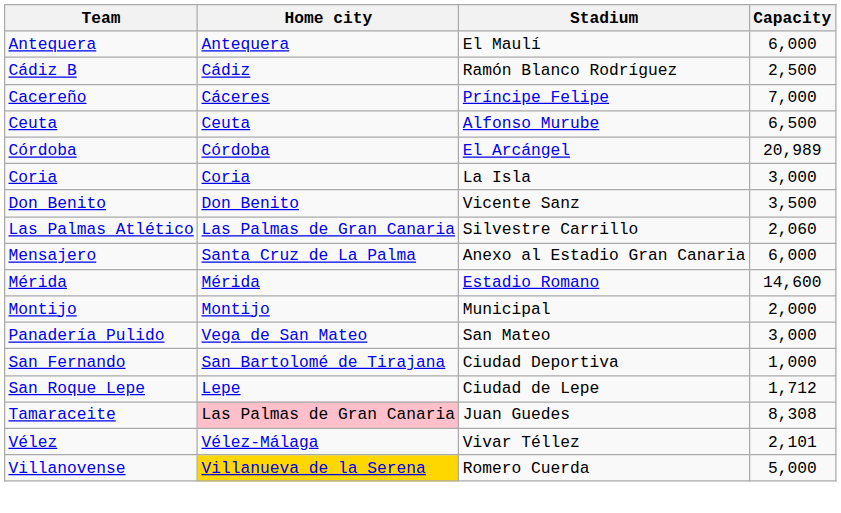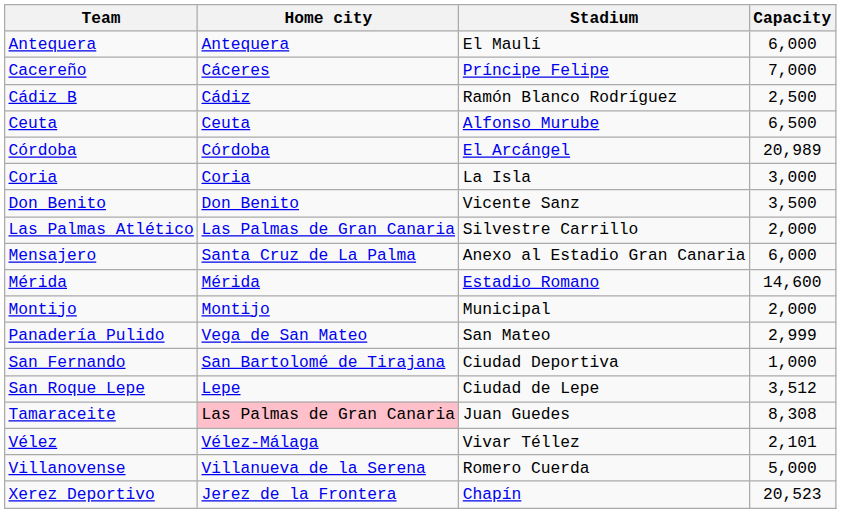rows swapped: (48, 97) <-> (43, 71)
(792, 230) 2,060 -> (792, 230) 2,000
(792, 336) 3,000 -> (792, 336) 2,999
(792, 389) 1,712 -> (792, 389) 3,512
(314, 468) gold background -> (314, 468) no background
+ row: (82, 495)
